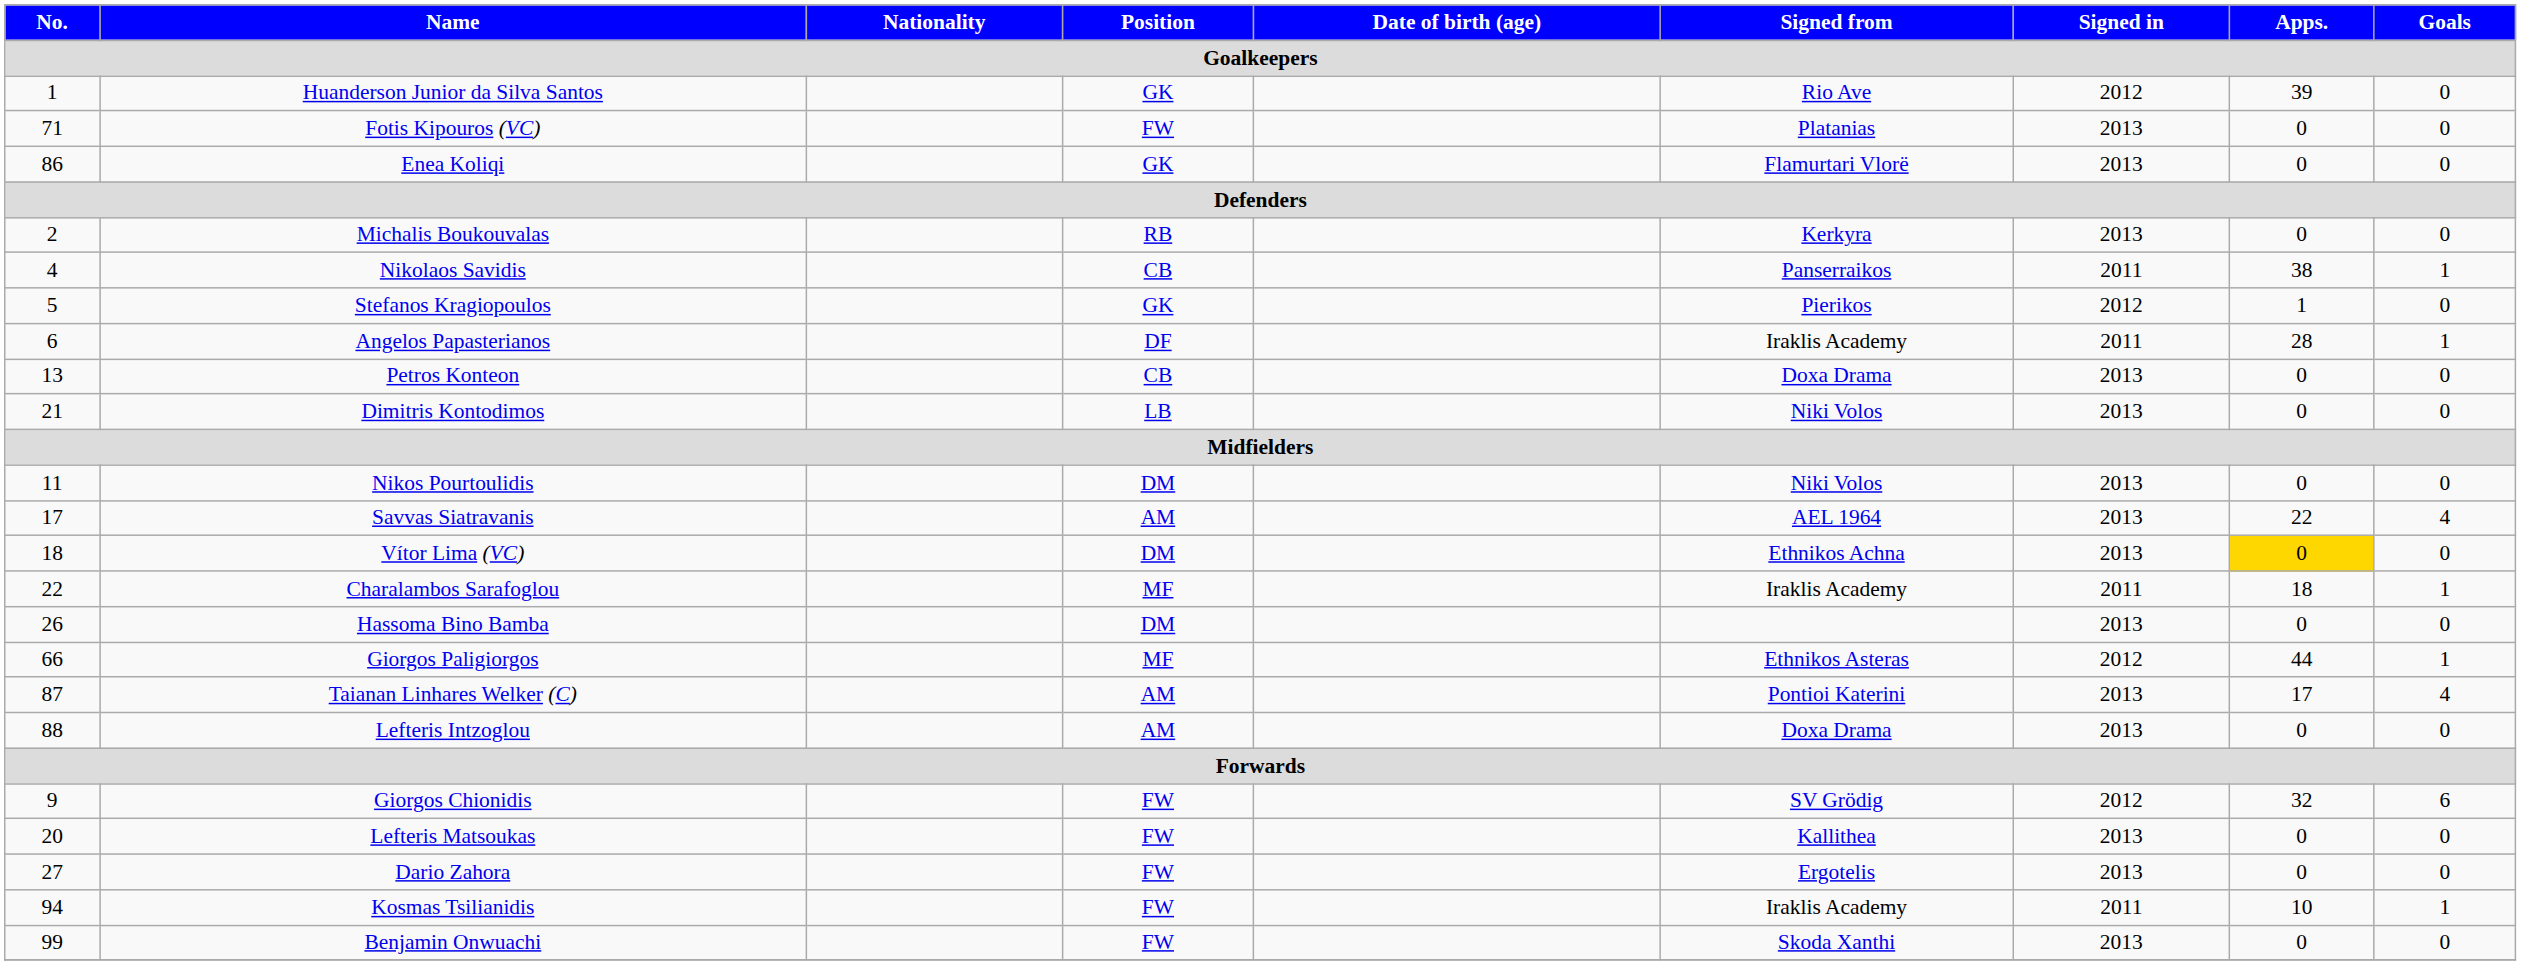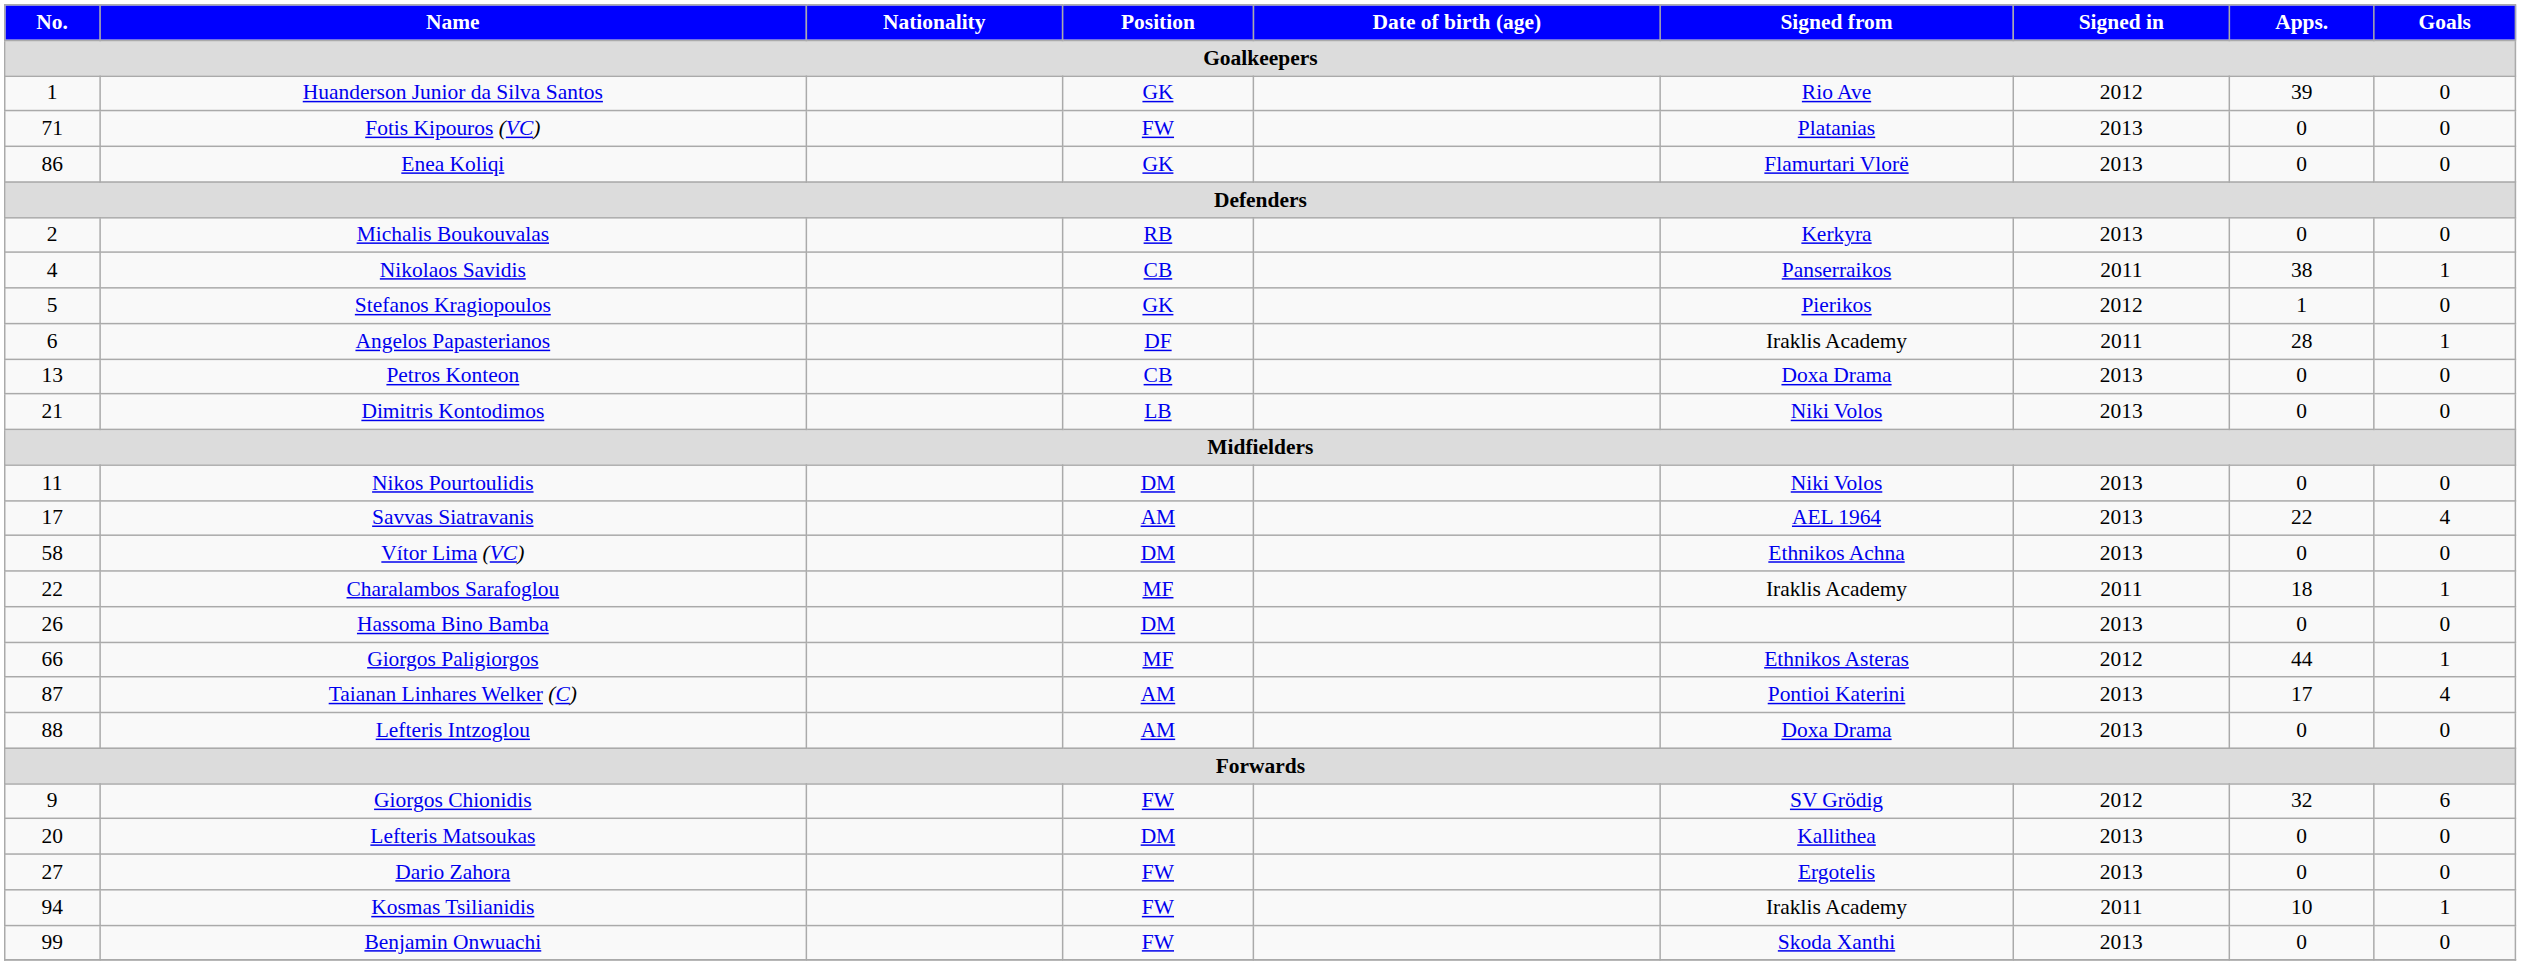(52, 553) 18 -> (52, 553) 58
(2302, 553) gold background -> (2302, 553) no background
(1158, 836) FW -> (1158, 836) DM
